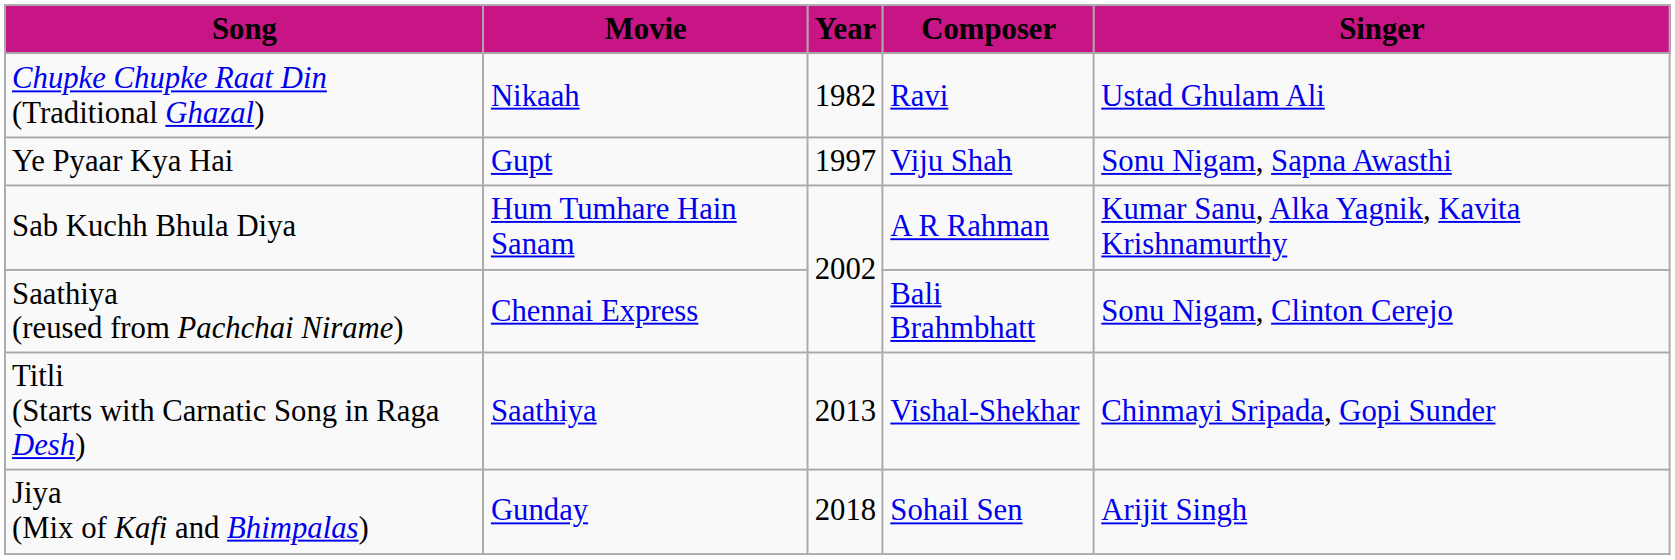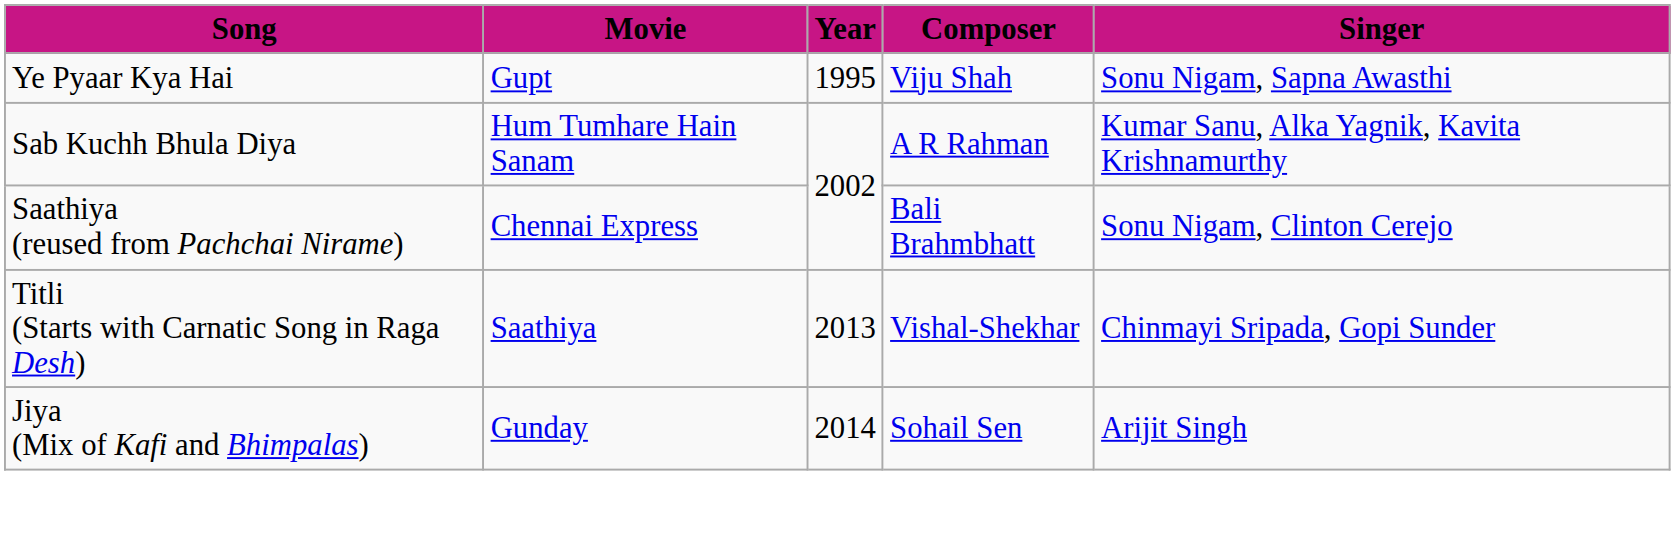- row: (169, 94)
(845, 160) 1997 -> (845, 77) 1995
(845, 511) 2018 -> (845, 427) 2014
